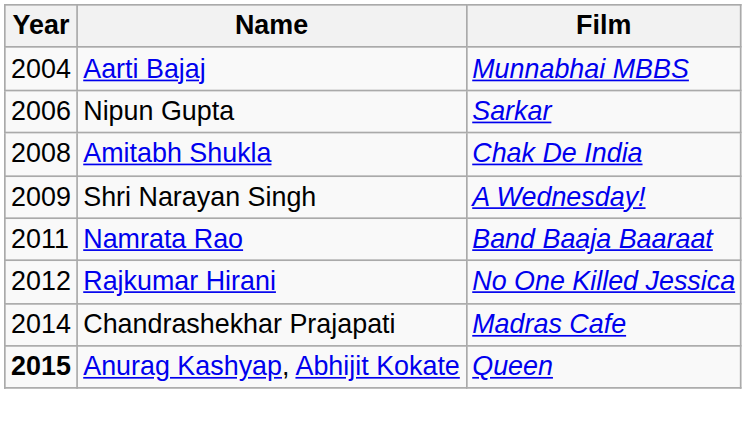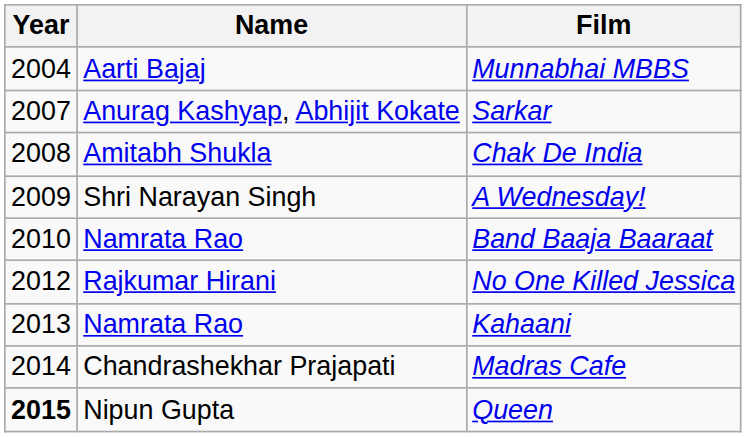(41, 111) 2006 -> (41, 111) 2007
(159, 111) Nipun Gupta -> (272, 111) Anurag Kashyap, Abhijit Kokate
(40, 238) 2011 -> (41, 238) 2010
+ row: (522, 324)
(272, 366) Anurag Kashyap, Abhijit Kokate -> (159, 409) Nipun Gupta
